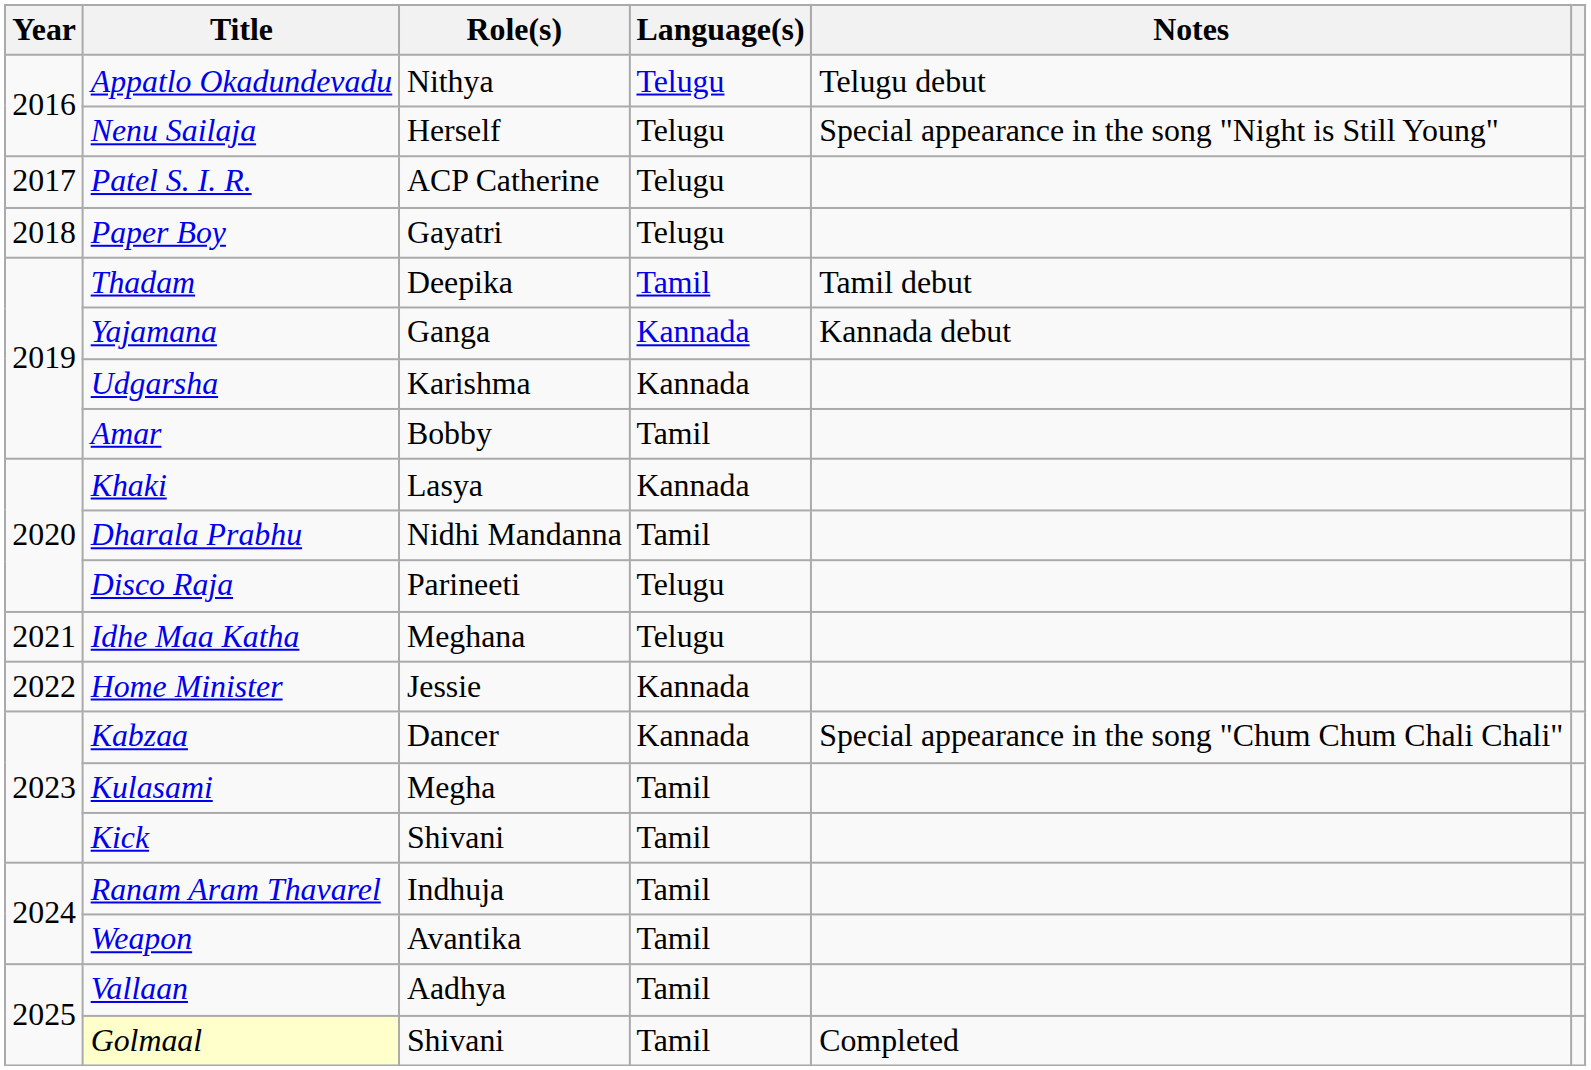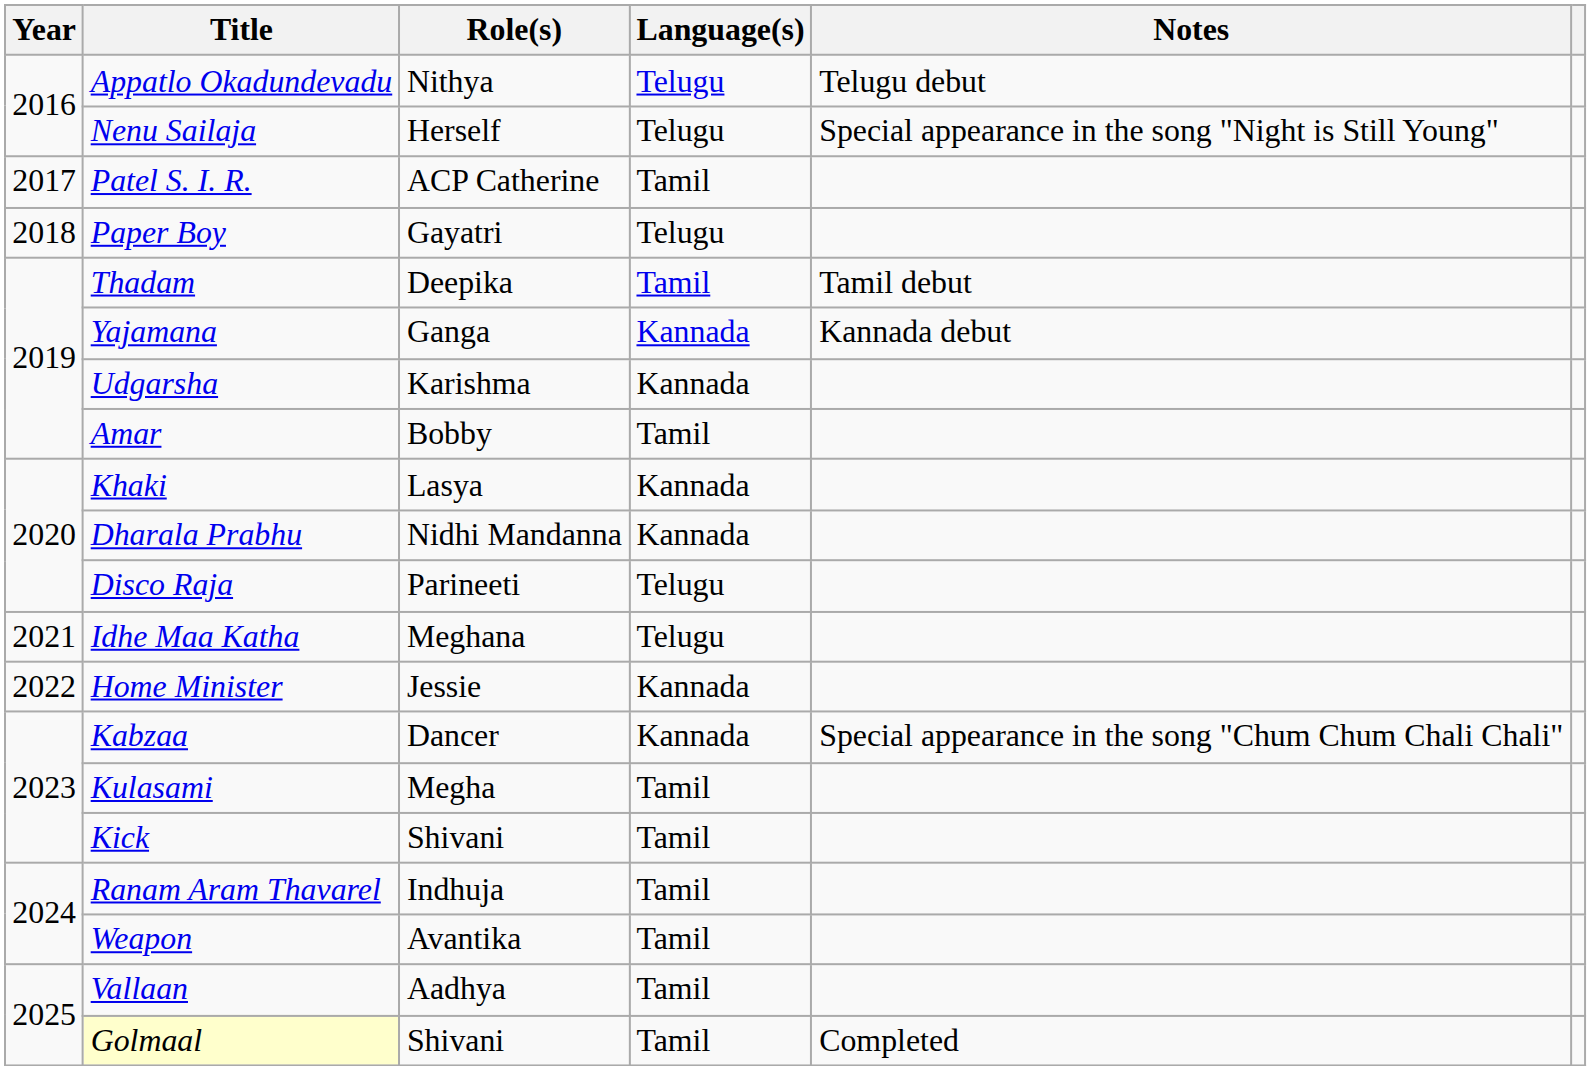(680, 181) Telugu -> (673, 181) Tamil
(673, 534) Tamil -> (693, 534) Kannada
